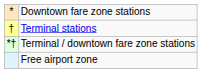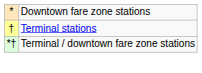- row: (59, 60)
